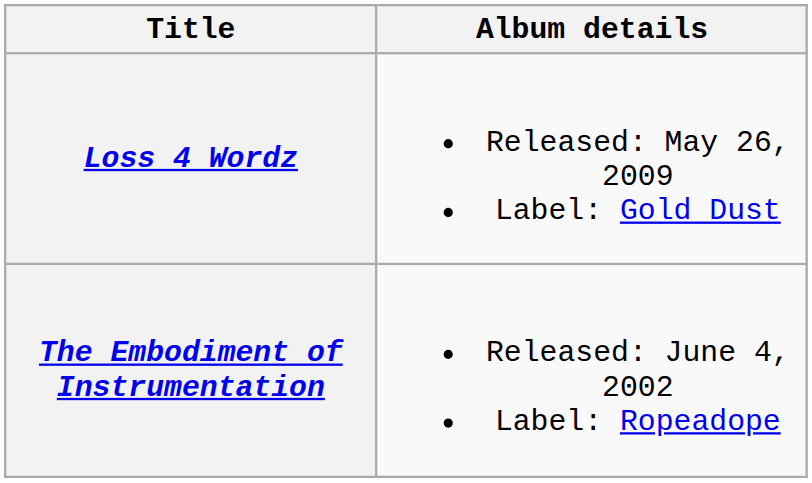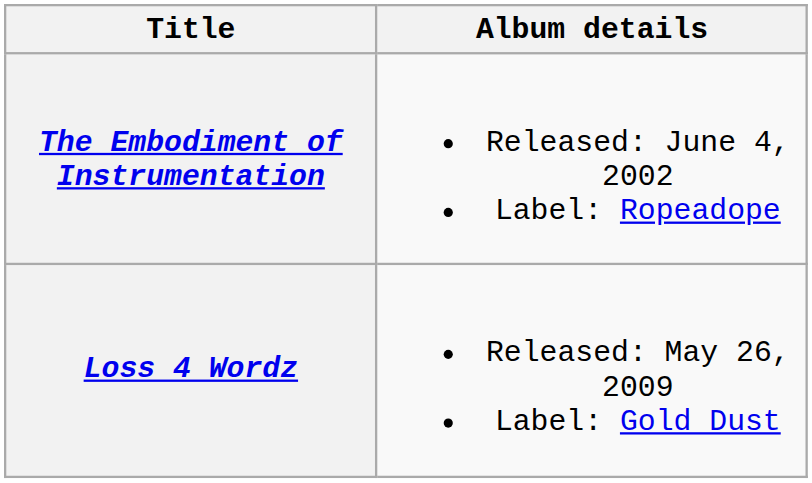rows swapped: (191, 370) <-> (191, 159)
